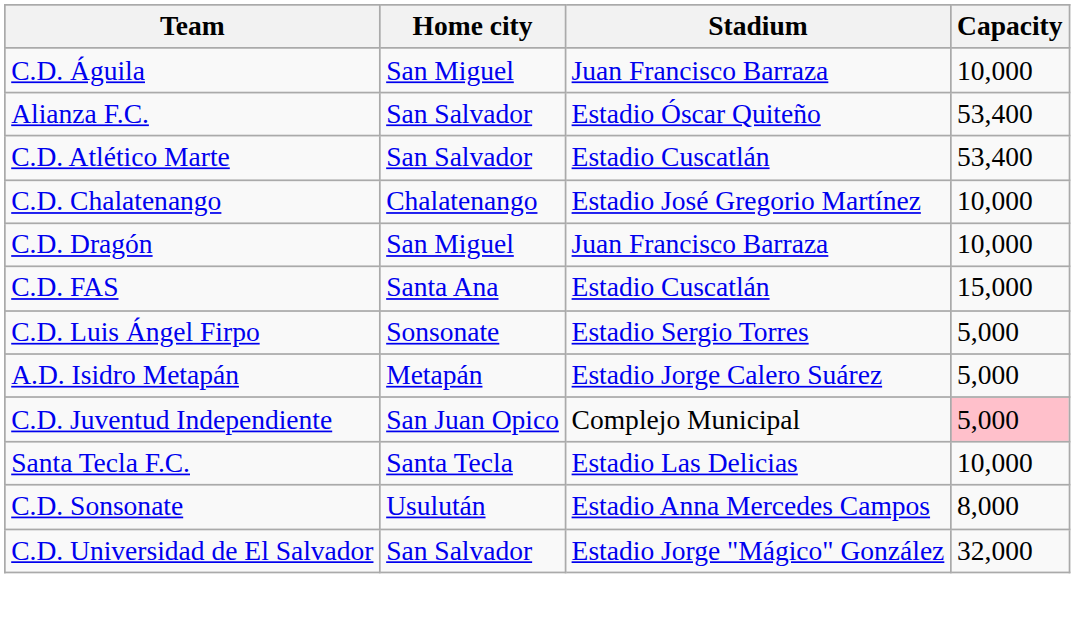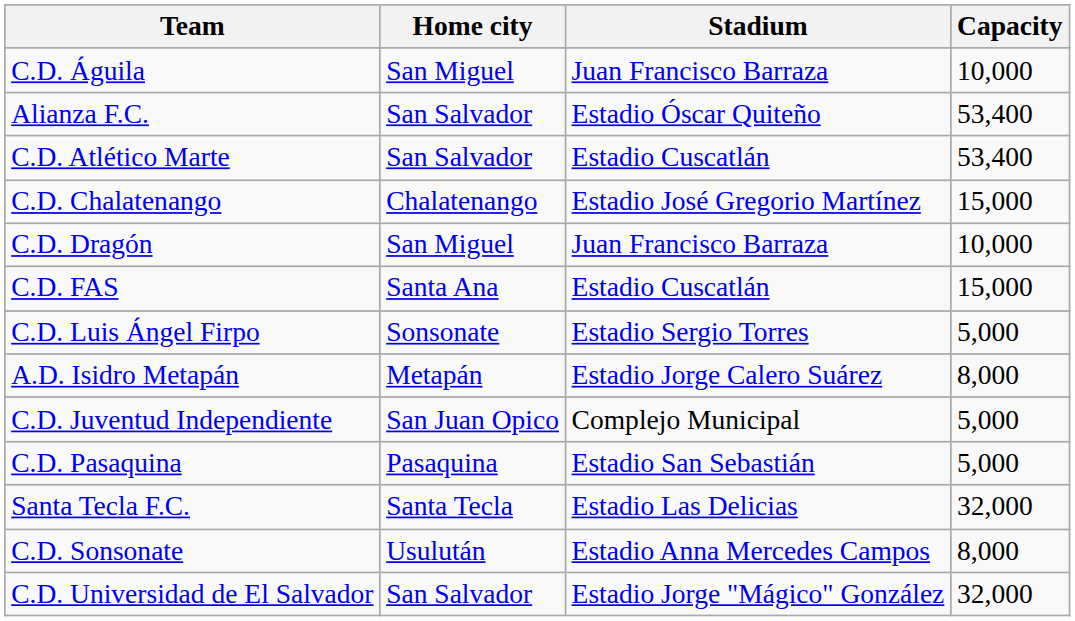(995, 200) 10,000 -> (995, 200) 15,000
(988, 375) 5,000 -> (988, 375) 8,000
(988, 419) pink background -> (988, 419) no background
+ row: (96, 462)
(995, 462) 10,000 -> (995, 506) 32,000
